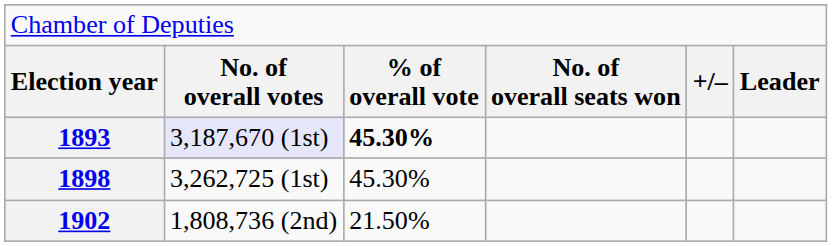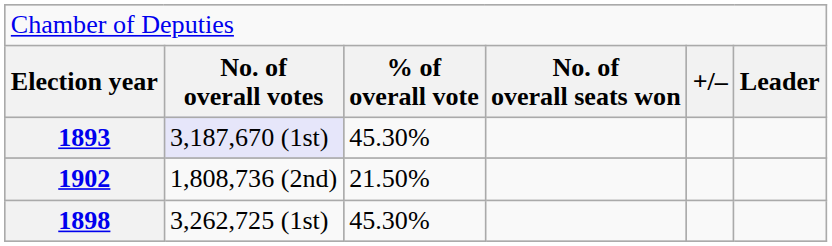(392, 137) bold -> (389, 137) normal
rows swapped: (84, 178) <-> (84, 219)
